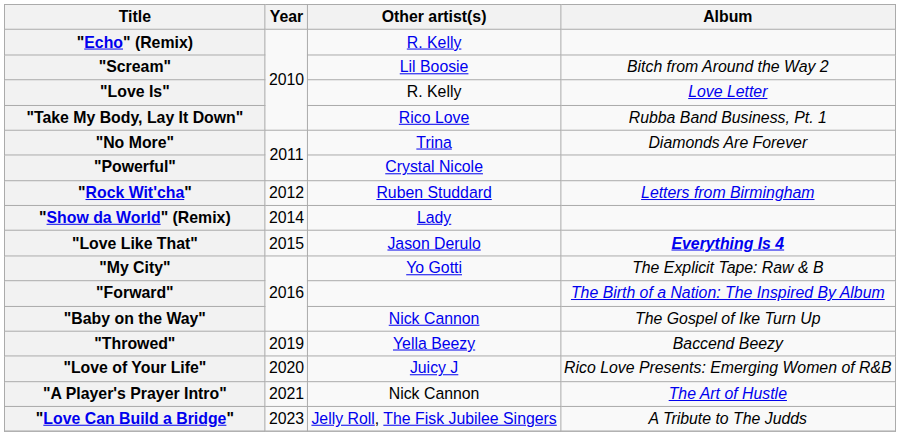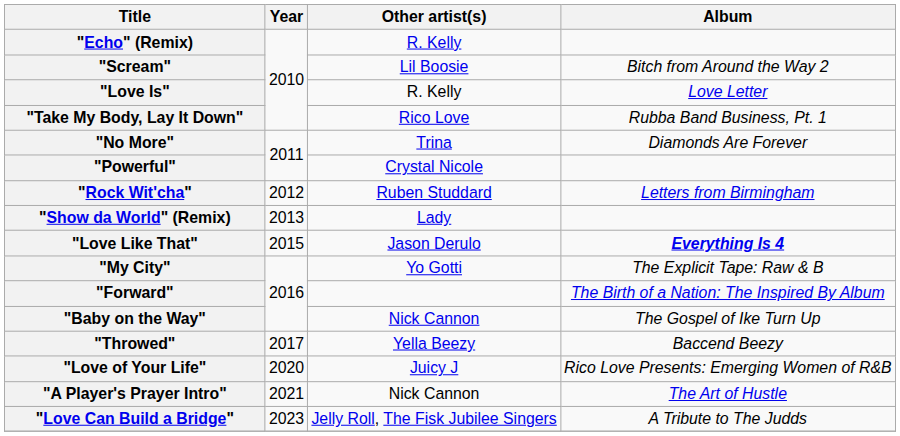(287, 218) 2014 -> (287, 218) 2013
(287, 343) 2019 -> (287, 343) 2017
